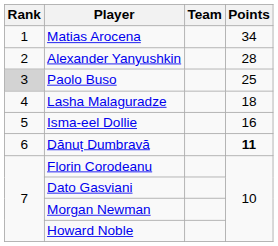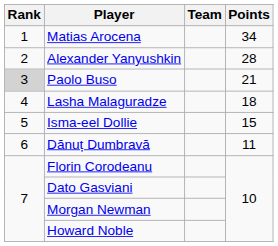(249, 79) 25 -> (249, 79) 21
(249, 123) 16 -> (249, 123) 15
(249, 144) bold -> (249, 144) normal
